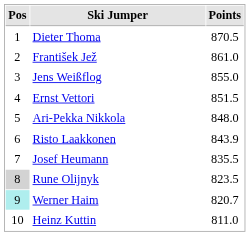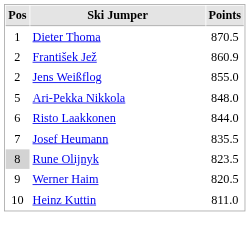(225, 57) 861.0 -> (225, 57) 860.9
(17, 77) 3 -> (17, 77) 2
- row: (64, 98)
(225, 138) 843.9 -> (225, 118) 844.0
(17, 200) paleturquoise background -> (17, 179) no background
(225, 200) 820.7 -> (225, 179) 820.5
